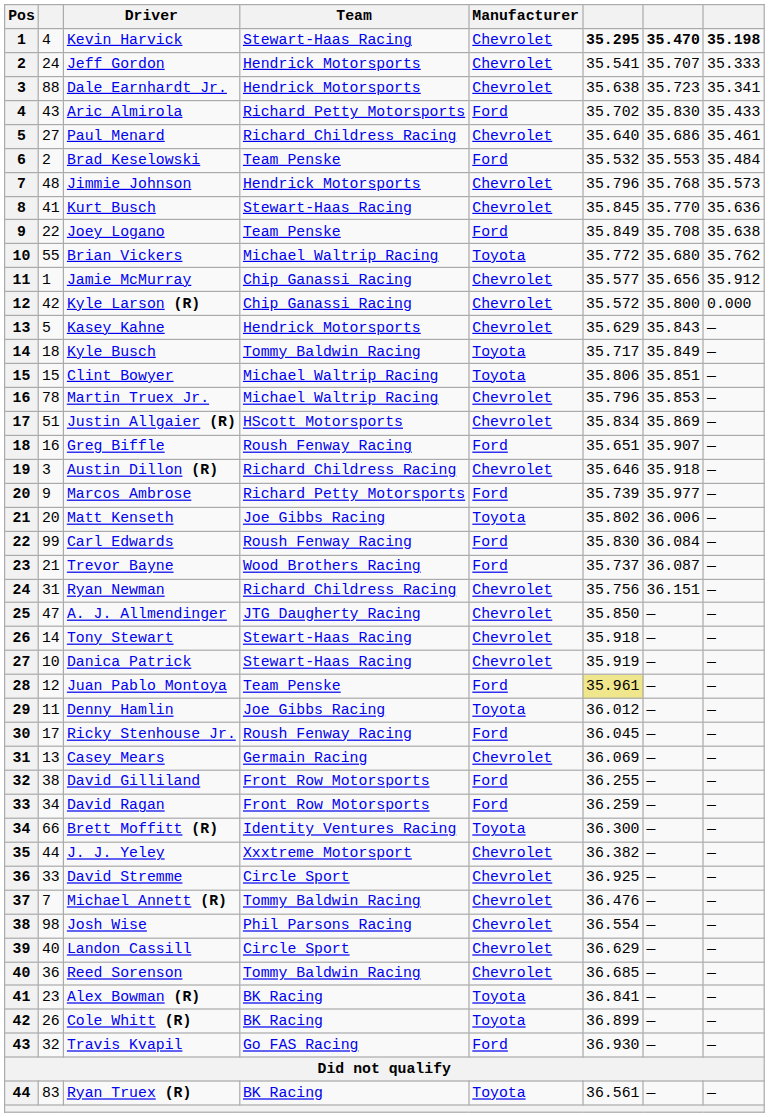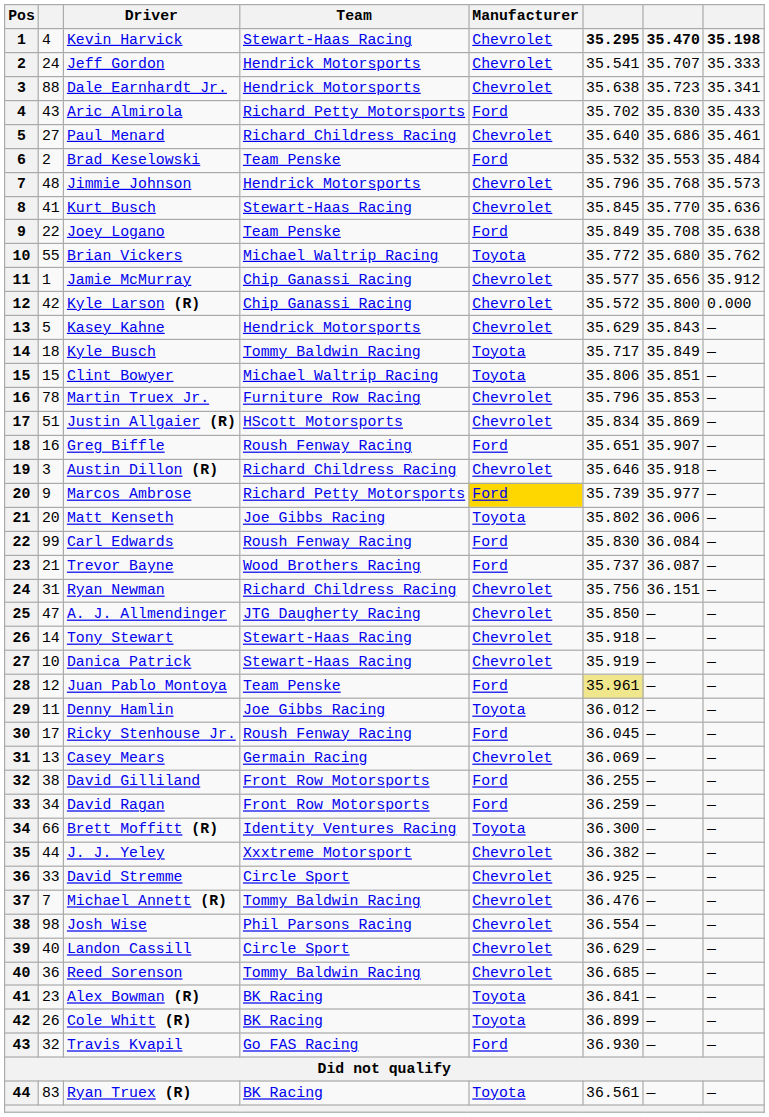(341, 400) Michael Waltrip Racing -> (332, 400) Furniture Row Racing
(490, 495) no background -> (490, 495) gold background
